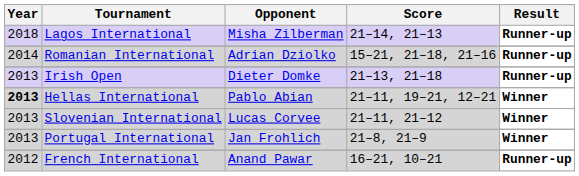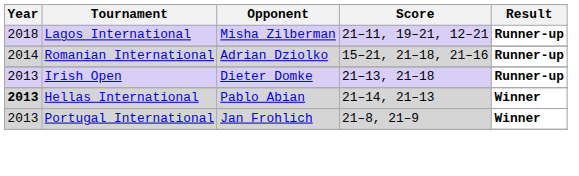(396, 36) 21–14, 21–13 -> (415, 36) 21–11, 19–21, 12–21
(423, 98) 21–11, 19–21, 12–21 -> (388, 98) 21–14, 21–13
- row: (133, 119)
- row: (122, 160)
